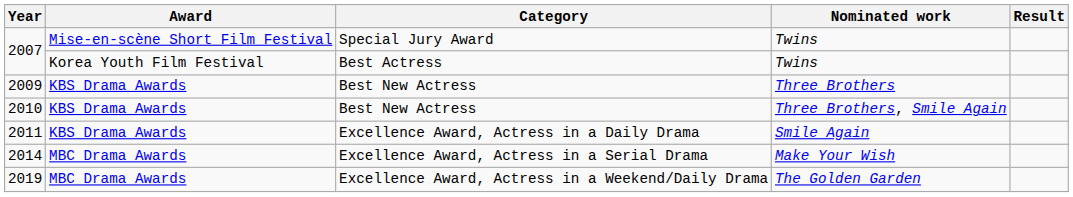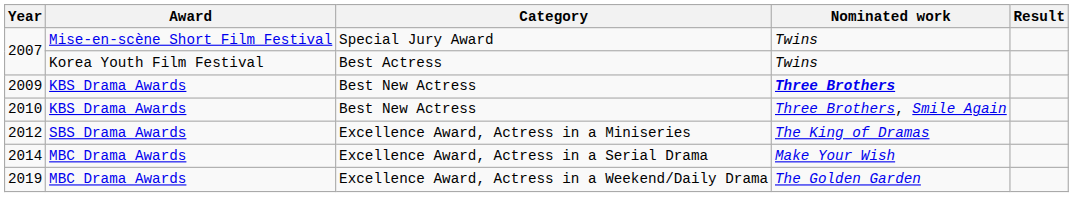(835, 86) normal -> (835, 86) bold
- row: (25, 133)
+ row: (25, 133)
